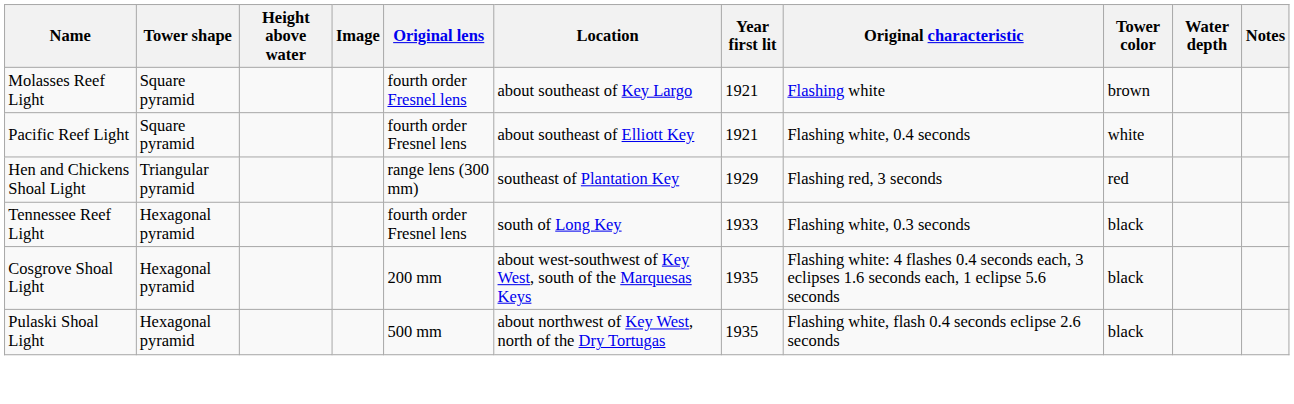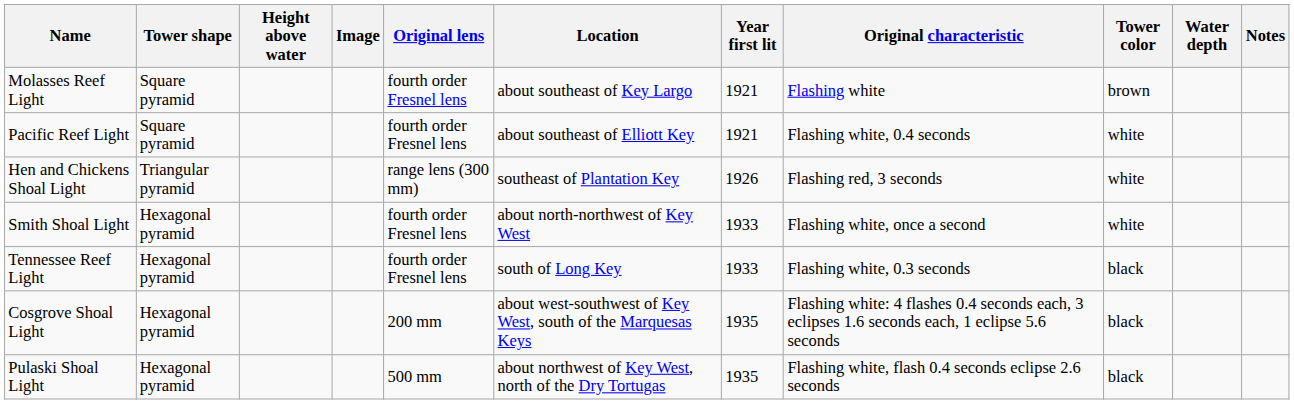(742, 179) 1929 -> (742, 179) 1926
(1118, 179) red -> (1126, 179) white
+ row: (69, 224)
